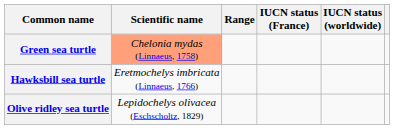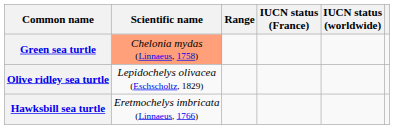rows swapped: (58, 79) <-> (58, 109)
